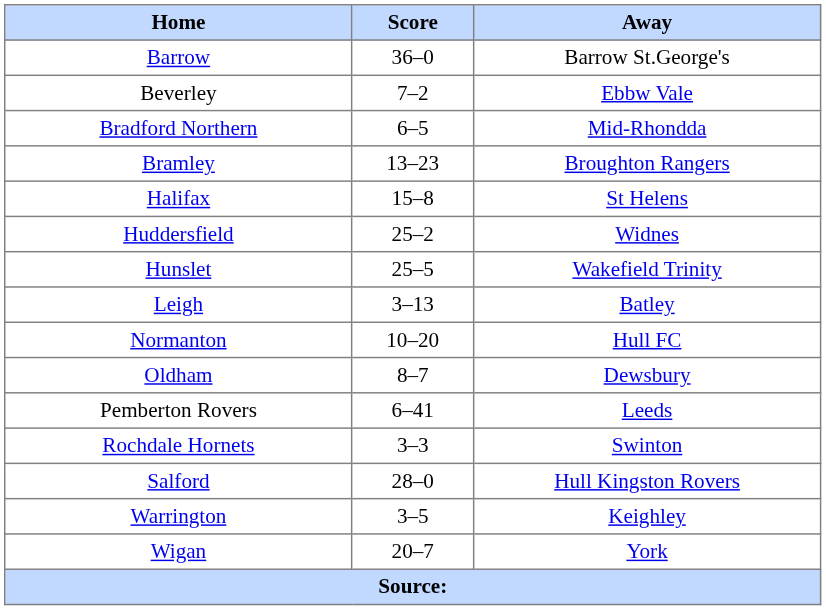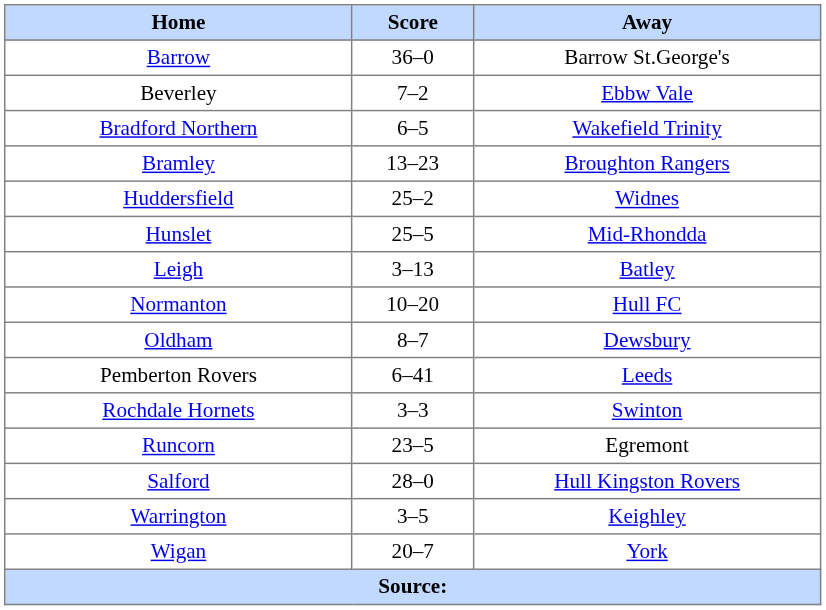(647, 127) Mid-Rhondda -> (647, 127) Wakefield Trinity
- row: (178, 198)
(647, 269) Wakefield Trinity -> (647, 233) Mid-Rhondda
+ row: (178, 445)
